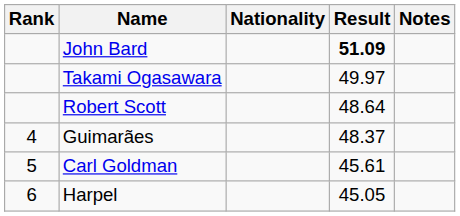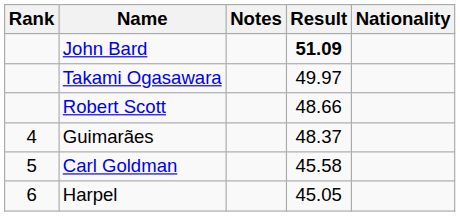columns swapped: (278, 19) <-> (425, 19)
(362, 107) 48.64 -> (319, 107) 48.66
(362, 166) 45.61 -> (319, 166) 45.58
